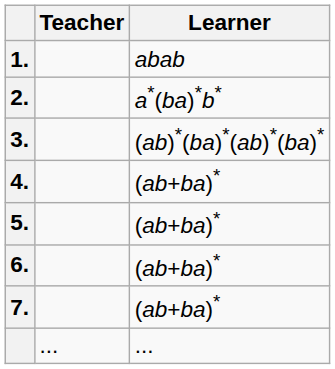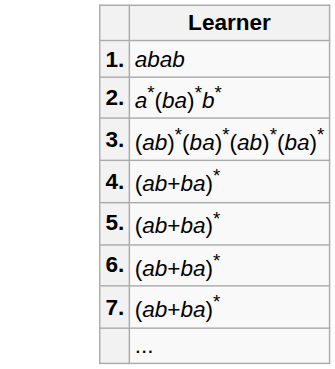- column: (82, 22)
